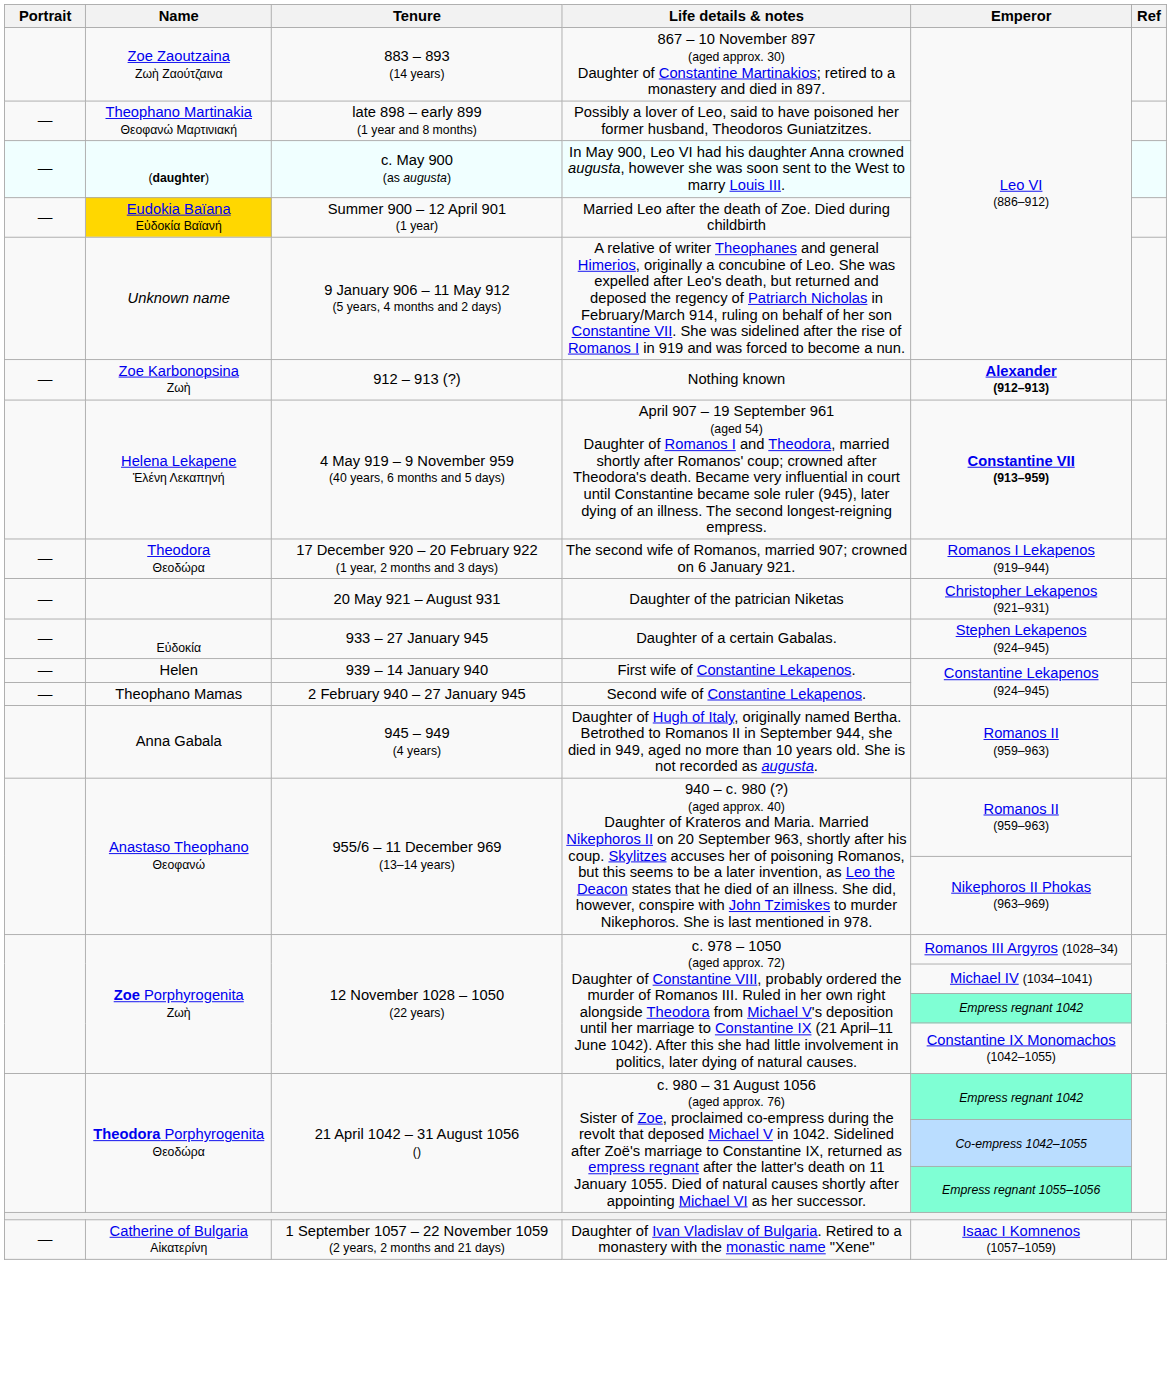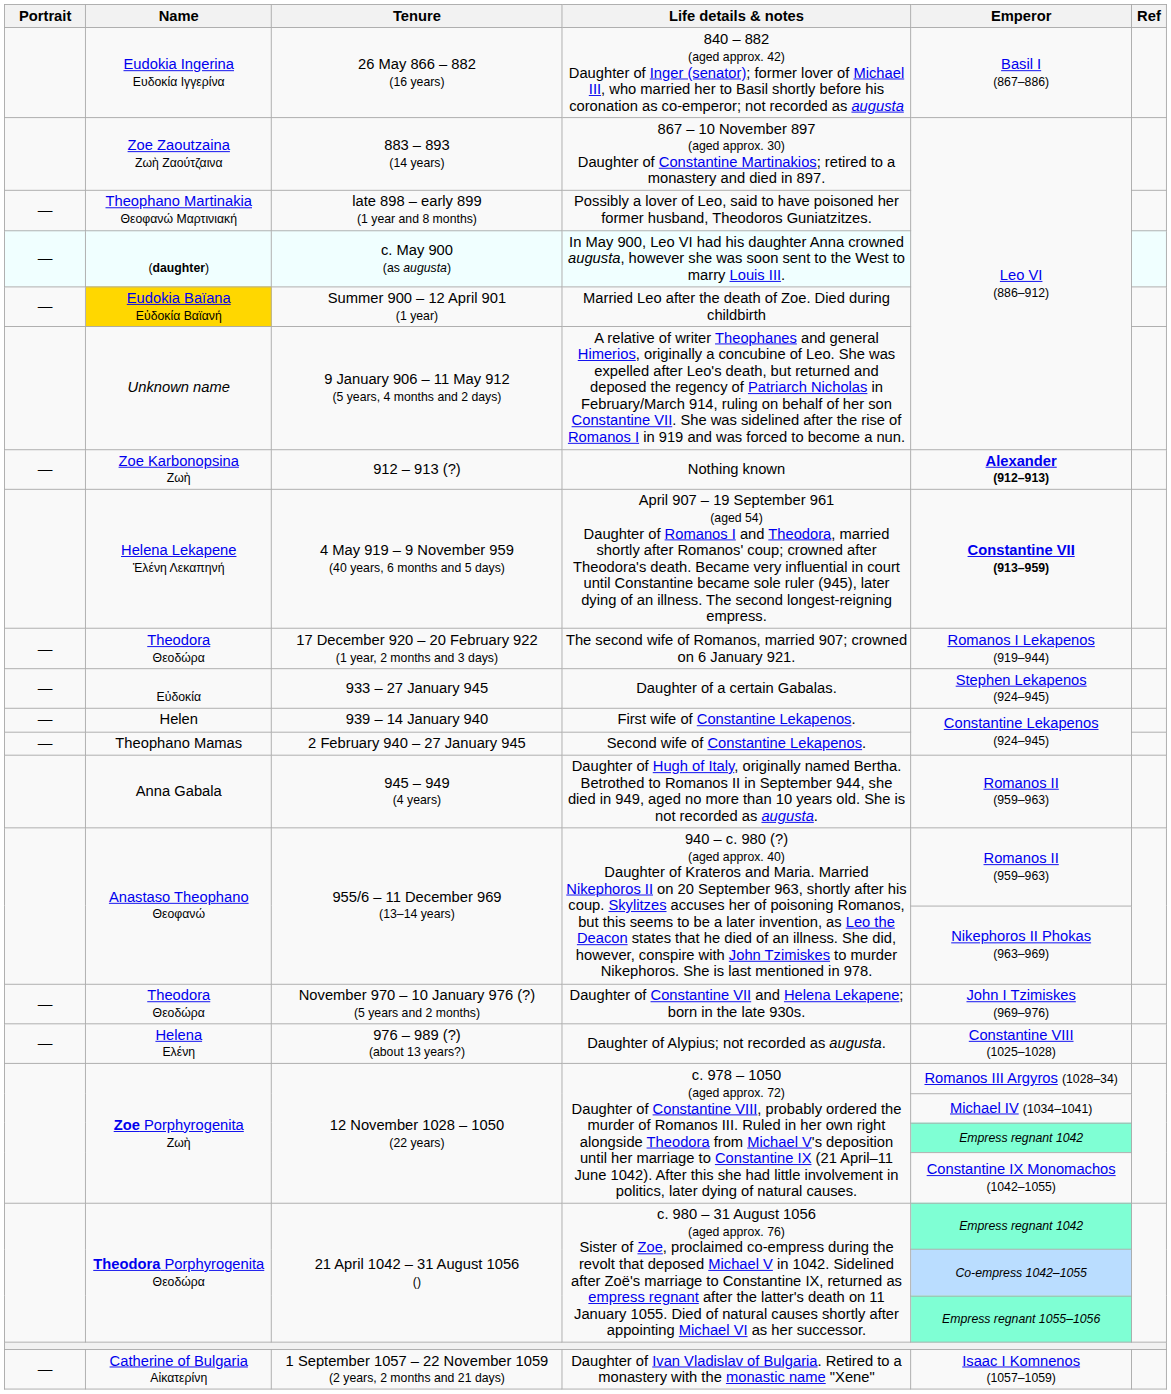+ row: (417, 72)
- row: (417, 598)
+ row: (417, 1003)
+ row: (417, 1043)
